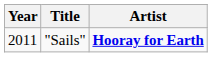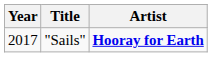(22, 39) 2011 -> (23, 39) 2017
